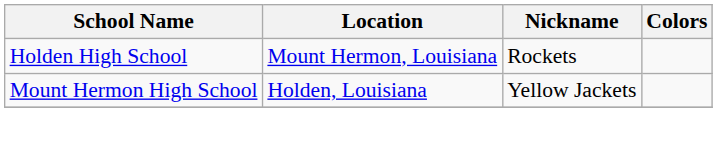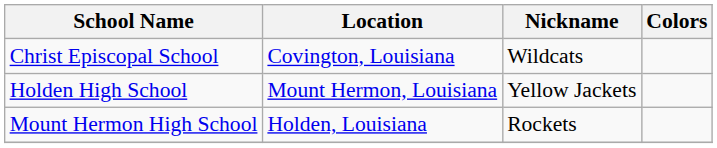+ row: (114, 55)
(542, 55) Rockets -> (572, 90) Yellow Jackets
(572, 90) Yellow Jackets -> (542, 124) Rockets
